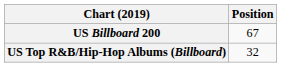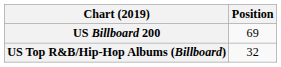(253, 33) 67 -> (253, 33) 69
